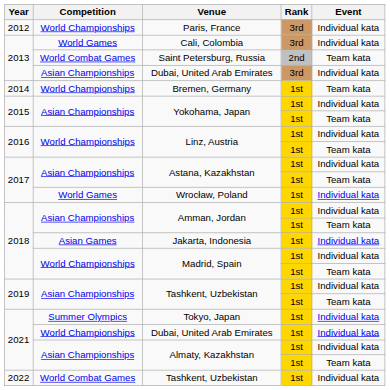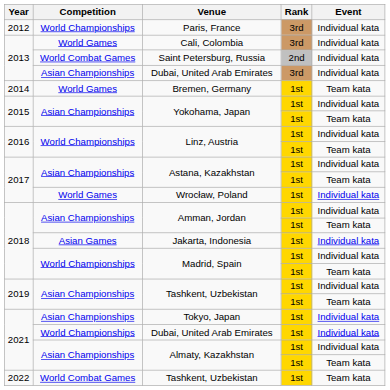(348, 58) Team kata -> (348, 58) Individual kata
(88, 89) World Championships -> (88, 89) World Games
(88, 317) Summer Olympics -> (88, 317) Asian Championships
(348, 378) Individual kata -> (348, 378) Team kata
